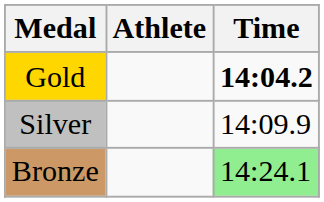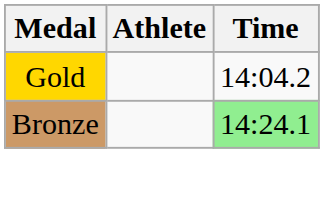(266, 76) bold -> (266, 76) normal
- row: (55, 123)
